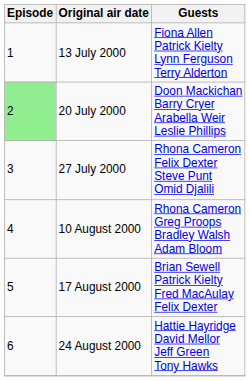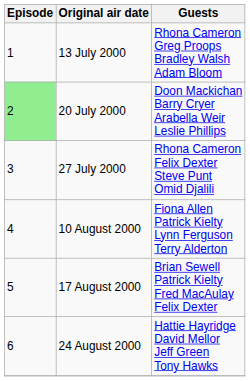(193, 52) Fiona Allen Patrick Kielty Lynn Ferguson Terry Alderton -> (198, 52) Rhona Cameron Greg Proops Bradley Walsh Adam Bloom
(198, 228) Rhona Cameron Greg Proops Bradley Walsh Adam Bloom -> (193, 228) Fiona Allen Patrick Kielty Lynn Ferguson Terry Alderton
